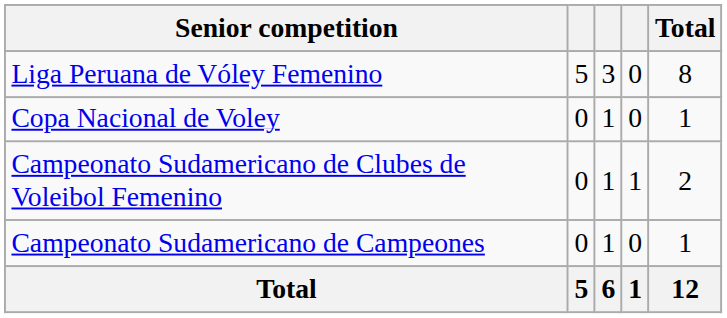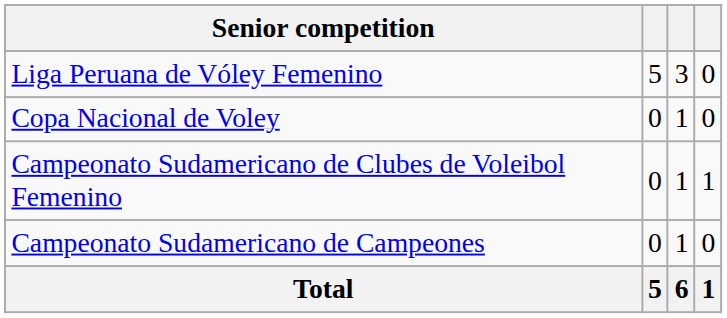- column: (685, 27)
